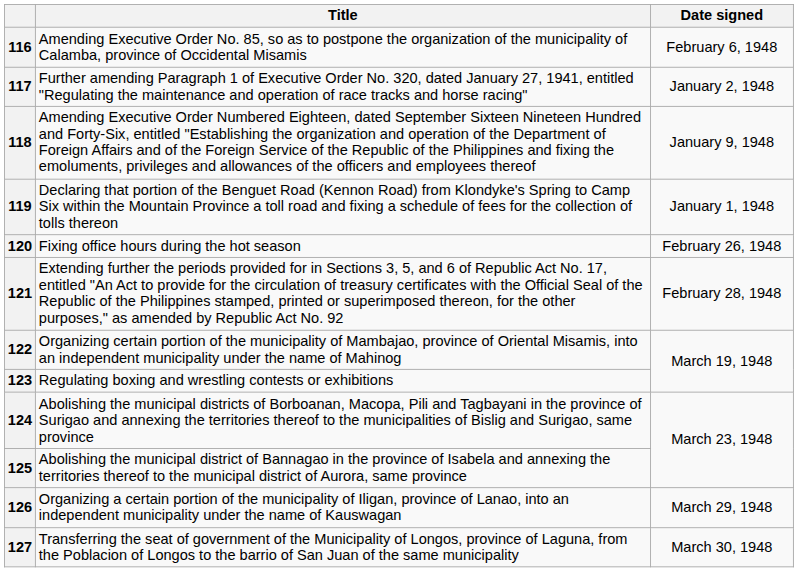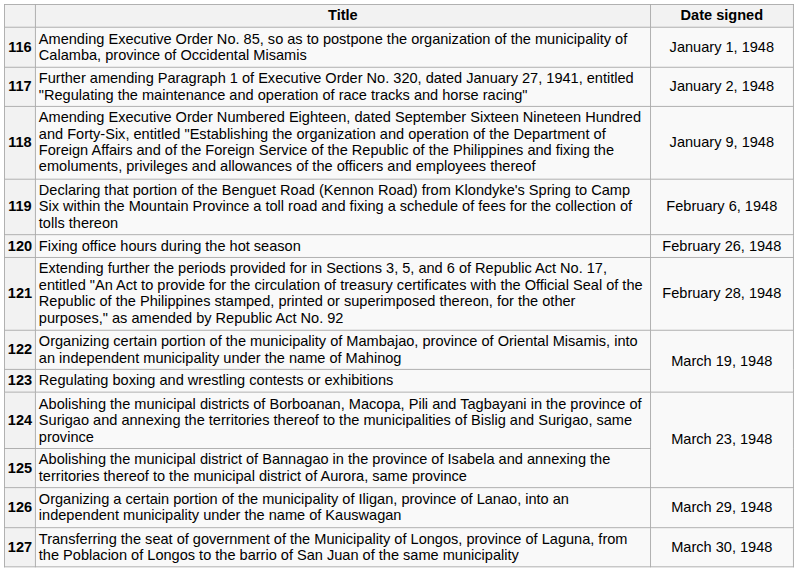(722, 47) February 6, 1948 -> (722, 47) January 1, 1948
(722, 206) January 1, 1948 -> (722, 206) February 6, 1948
